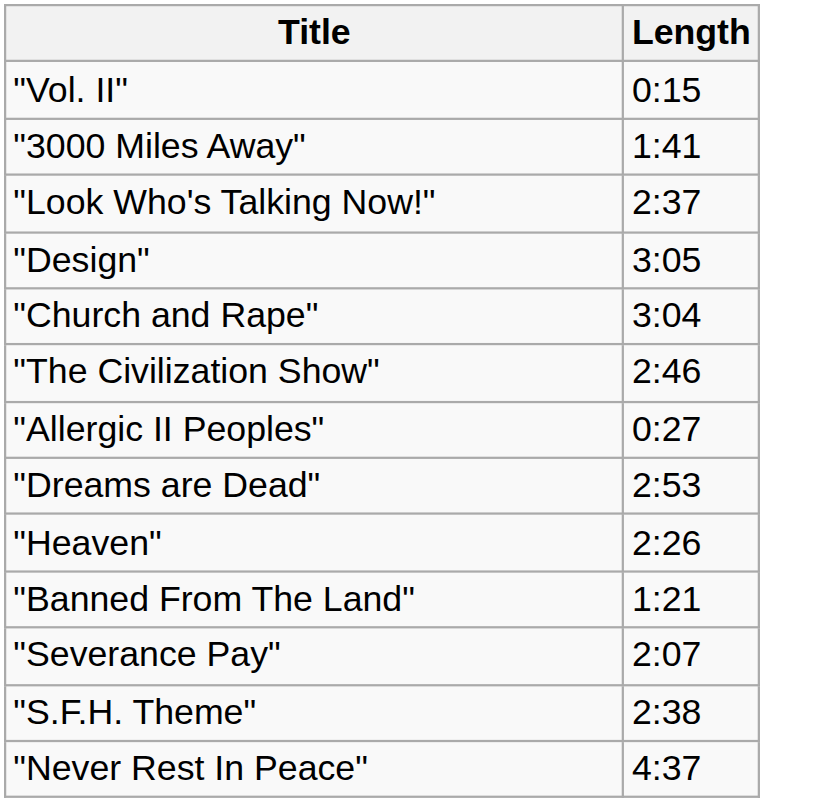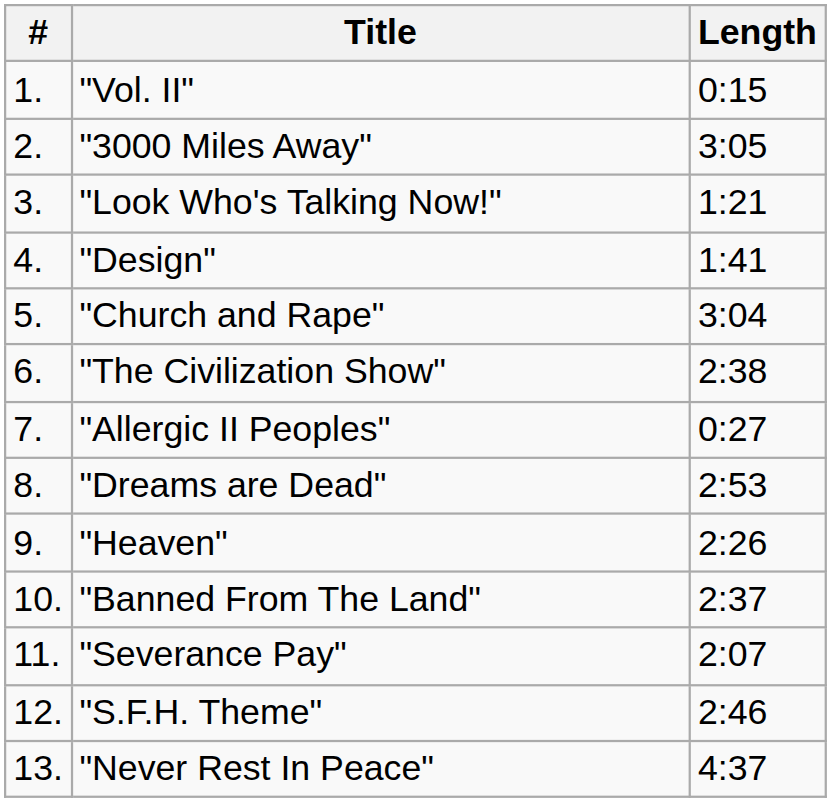+ column: (38, 32)
(667, 145) 1:41 -> (733, 145) 3:05
(667, 202) 2:37 -> (733, 202) 1:21
(667, 259) 3:05 -> (733, 259) 1:41
(667, 372) 2:46 -> (733, 372) 2:38
(667, 598) 1:21 -> (733, 598) 2:37
(667, 711) 2:38 -> (733, 711) 2:46
